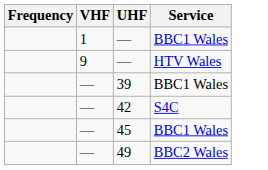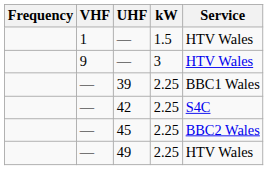+ column: (166, 15)
(191, 38) BBC1 Wales -> (219, 38) HTV Wales
(191, 130) BBC1 Wales -> (223, 130) BBC2 Wales
(191, 152) BBC2 Wales -> (219, 152) HTV Wales
